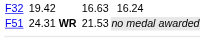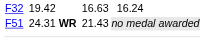(95, 23) 21.53 -> (95, 23) 21.43
